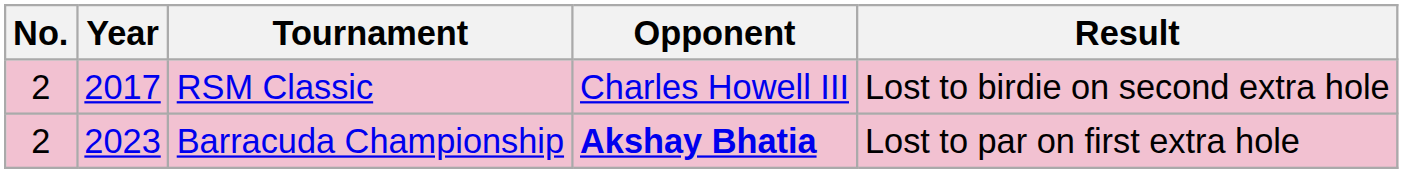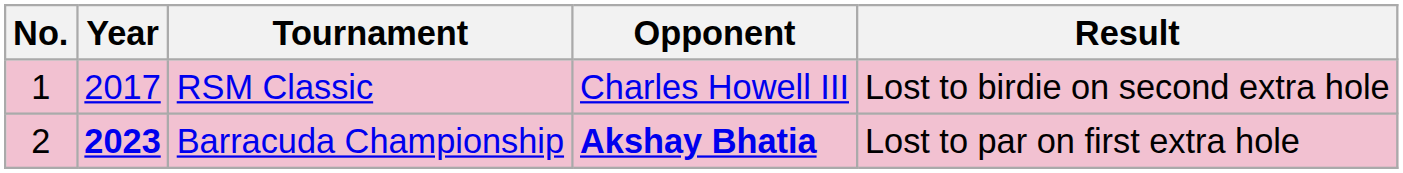(41, 87) 2 -> (41, 87) 1
(123, 141) normal -> (123, 141) bold
